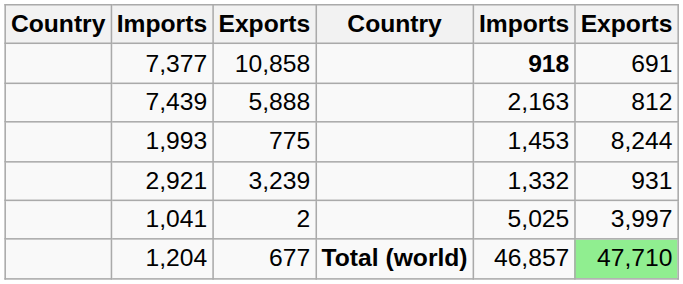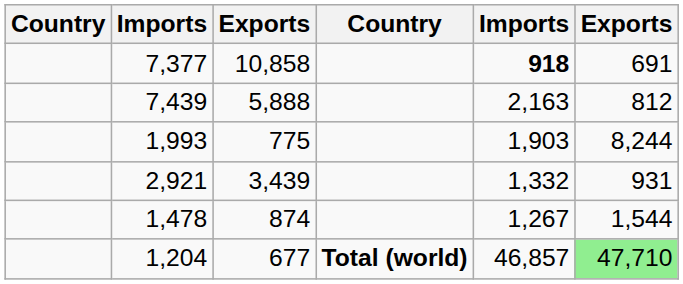(538, 141) 1,453 -> (538, 141) 1,903
(279, 180) 3,239 -> (279, 180) 3,439
+ row: (176, 219)
- row: (176, 219)
